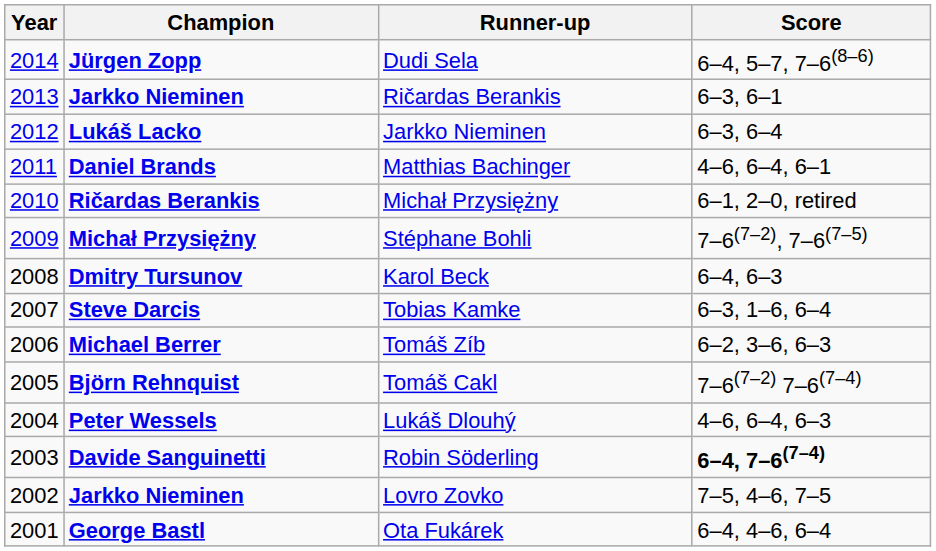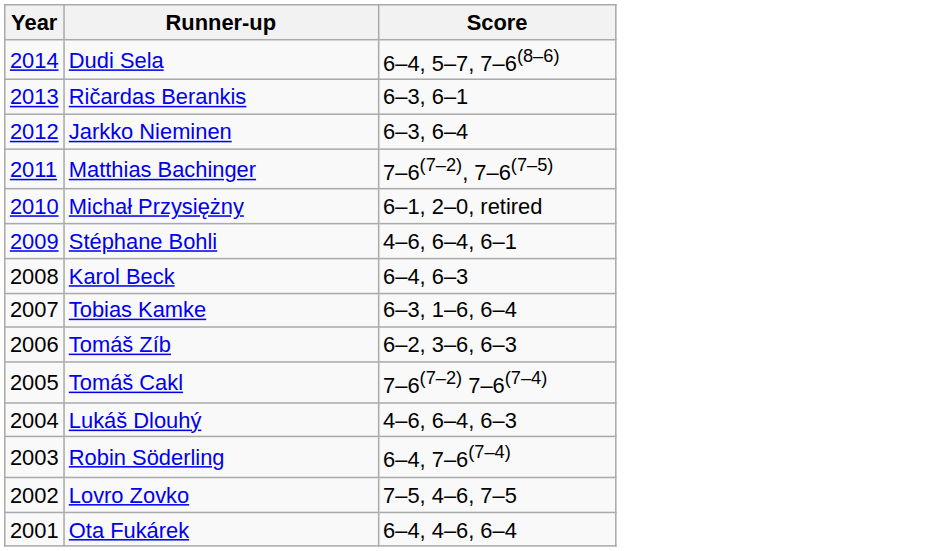- column: (221, 22)
(764, 167) 4–6, 6–4, 6–1 -> (468, 169) 7–6(7–2), 7–6(7–5)
(783, 239) 7–6(7–2), 7–6(7–5) -> (450, 241) 4–6, 6–4, 6–1
(761, 458) bold -> (447, 458) normal
